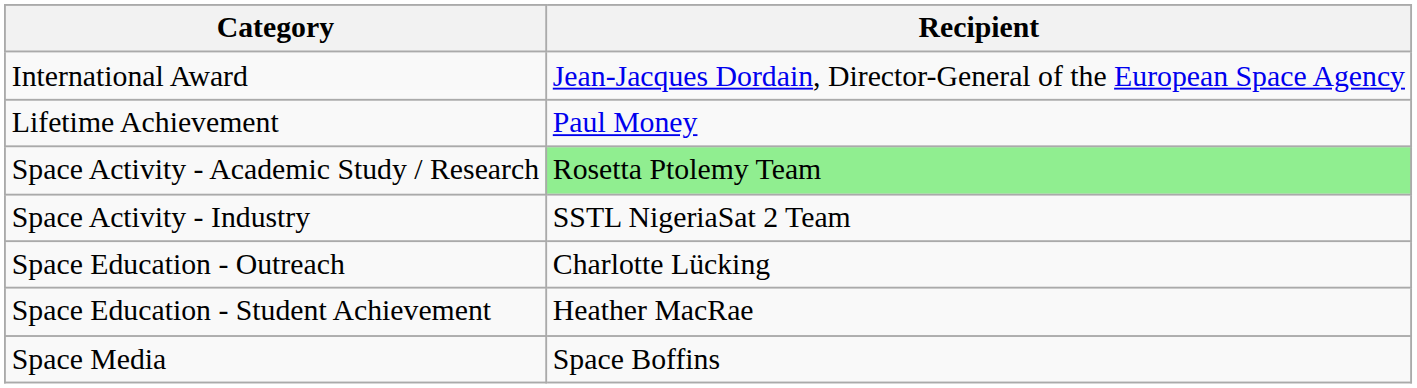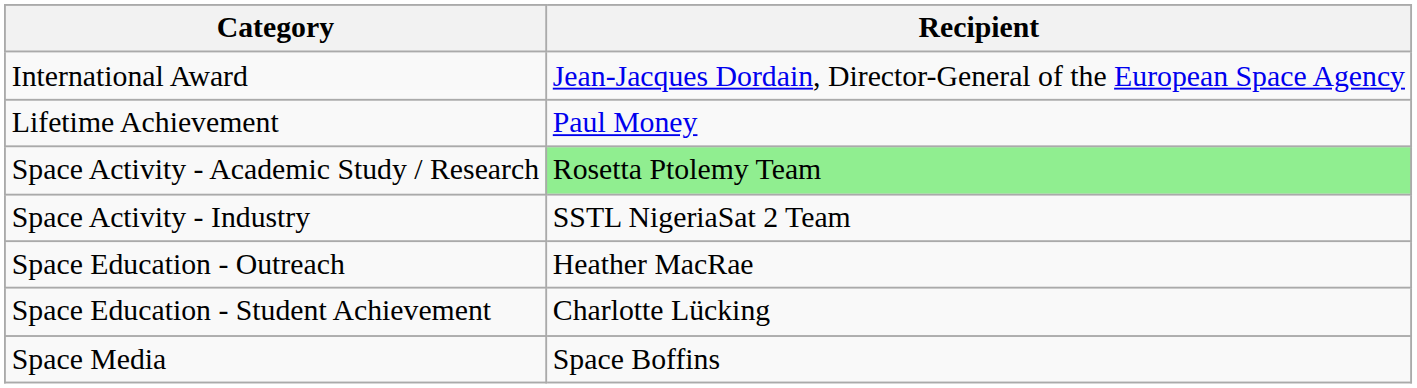(661, 264) Charlotte Lücking -> (653, 264) Heather MacRae
(653, 311) Heather MacRae -> (661, 311) Charlotte Lücking
